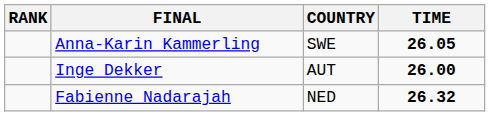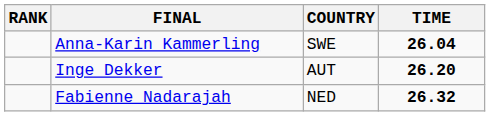(431, 44) 26.05 -> (431, 44) 26.04
(431, 71) 26.00 -> (431, 71) 26.20
